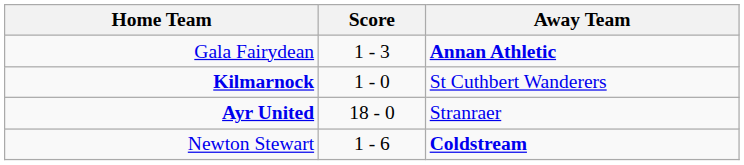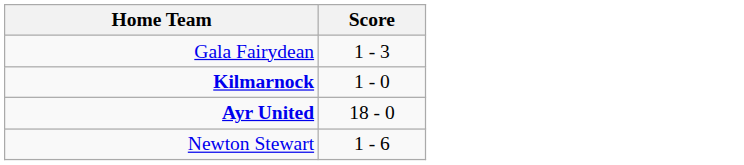- column: (582, 19)
